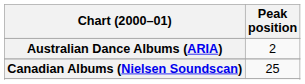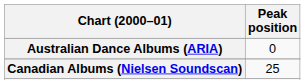(273, 48) 2 -> (273, 48) 0
